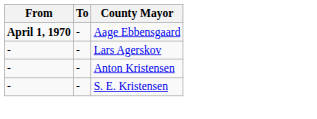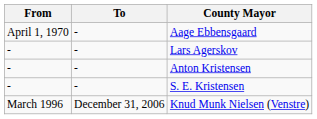(39, 31) bold -> (38, 31) normal
+ row: (240, 104)
